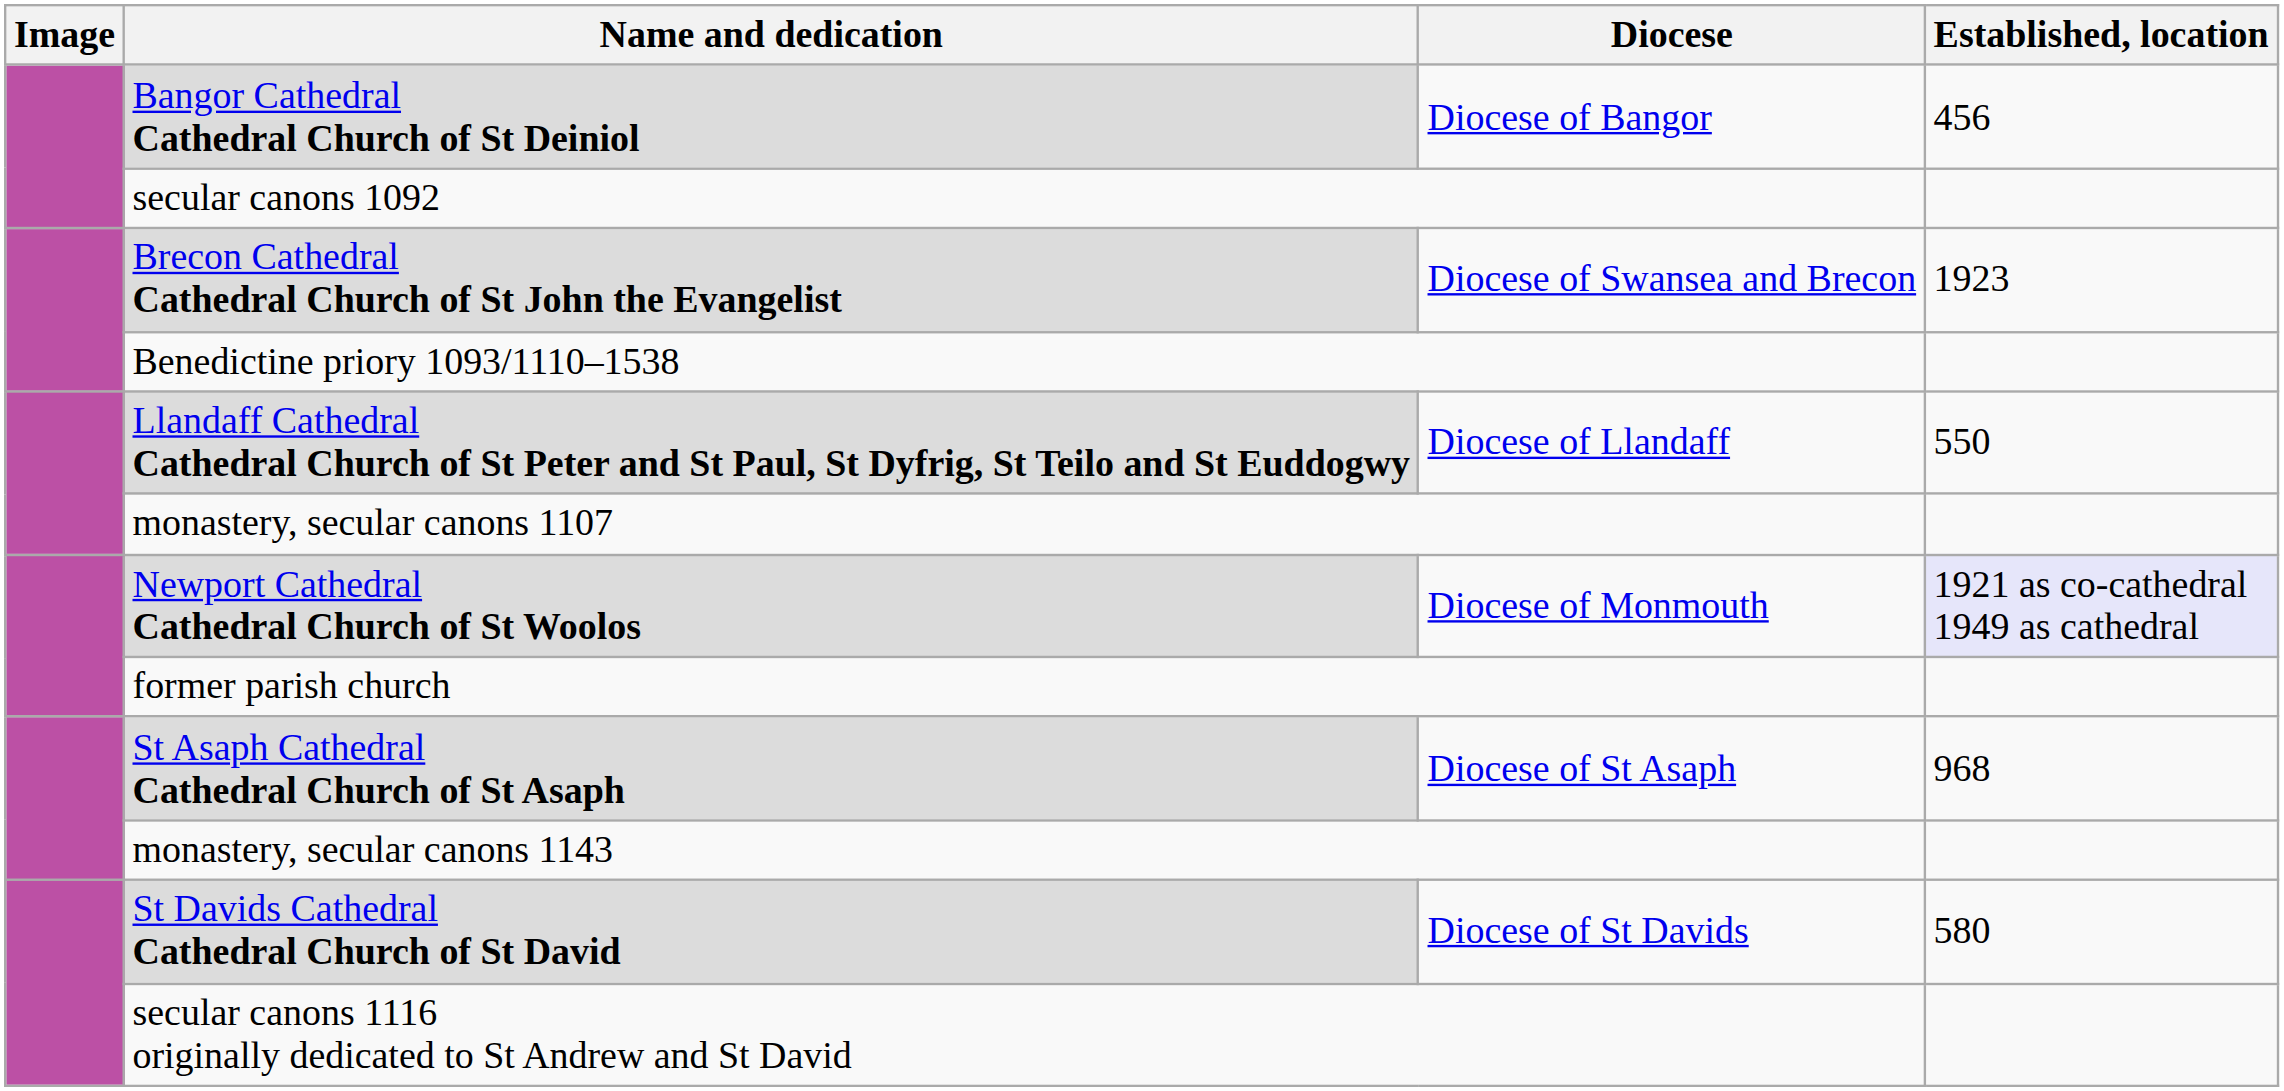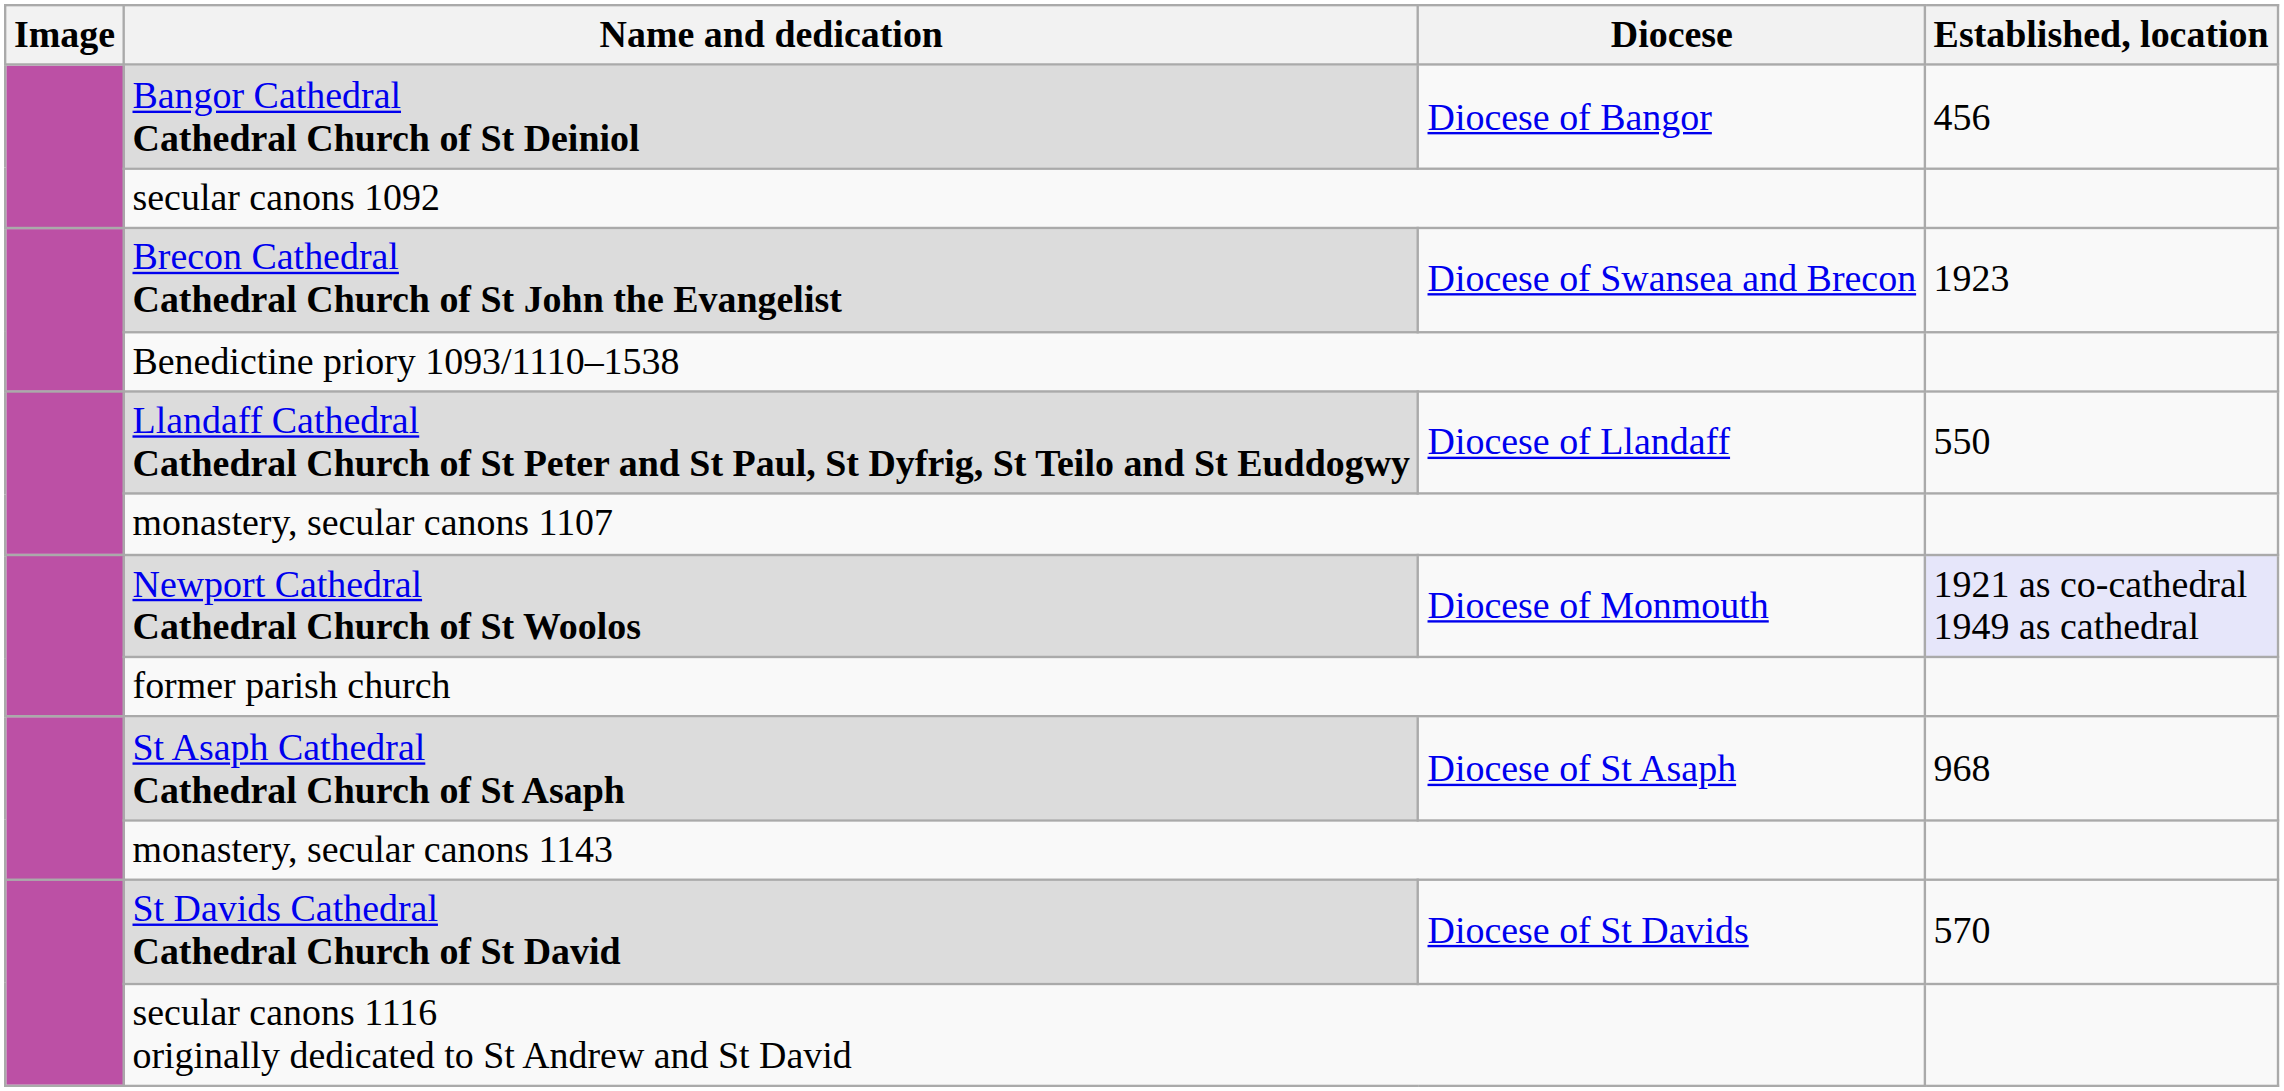(1962, 930) 580 -> (1962, 930) 570
